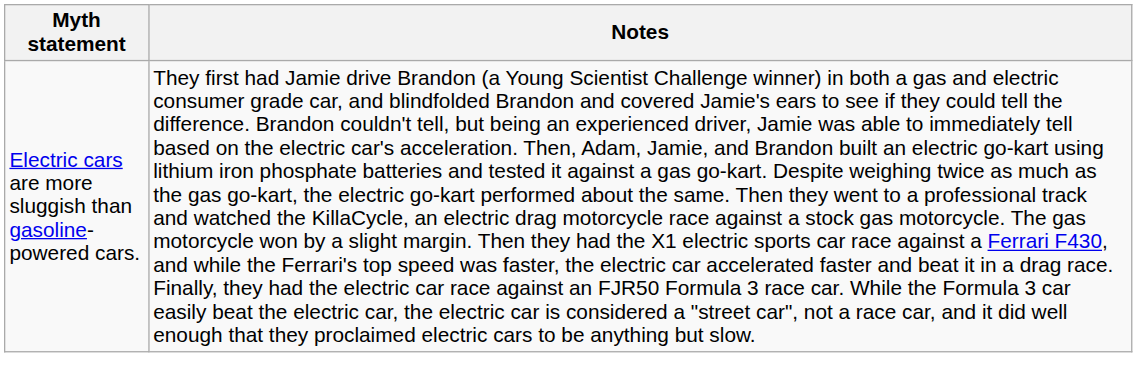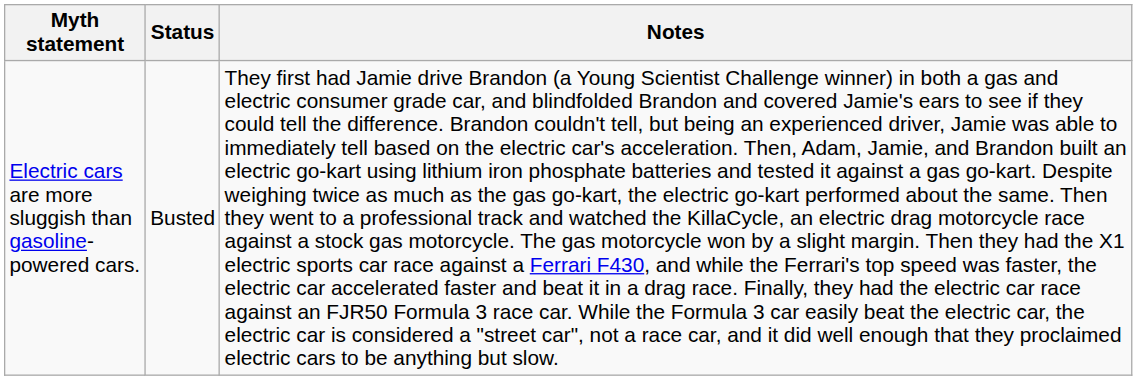+ column: (183, 32)
